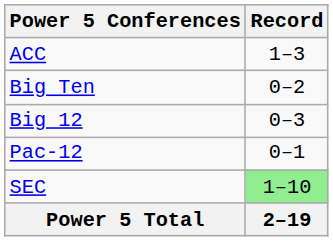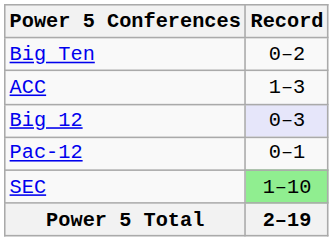rows swapped: (28, 54) <-> (52, 87)
(287, 120) no background -> (287, 120) lavender background
